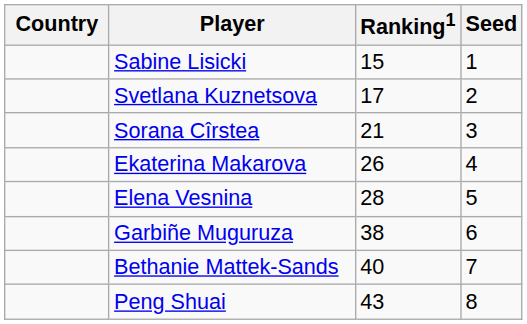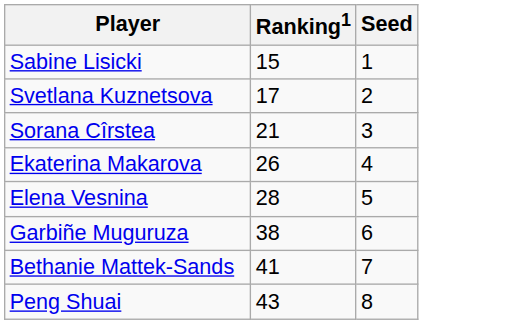- column: (57, 24)
(372, 267) 40 -> (268, 267) 41
